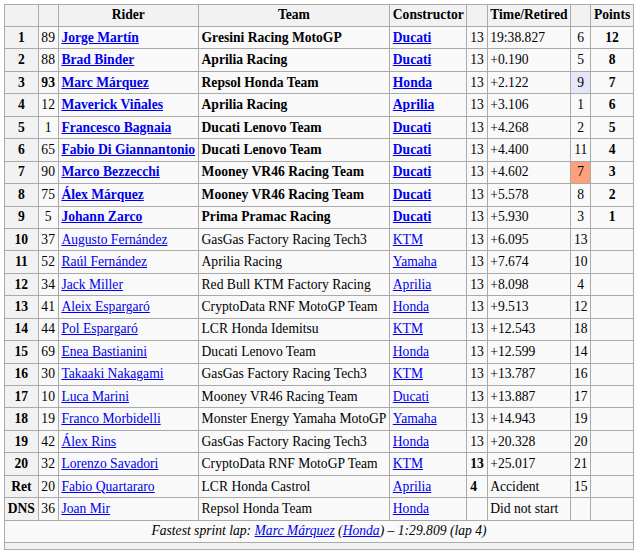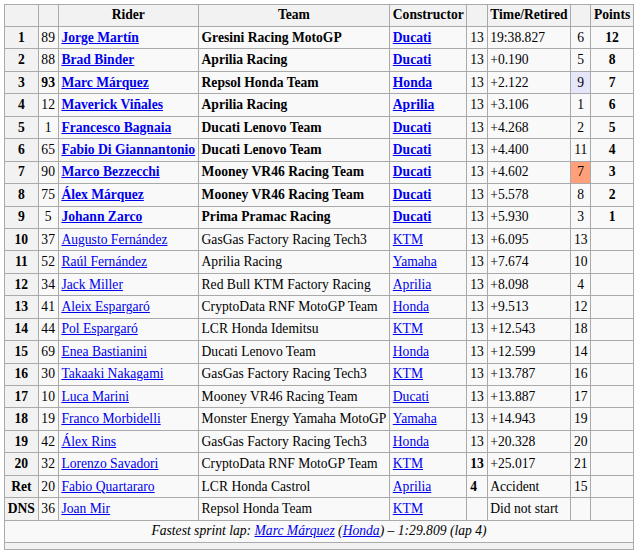(411, 508) Honda -> (408, 508) KTM
